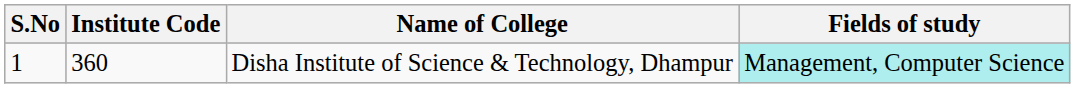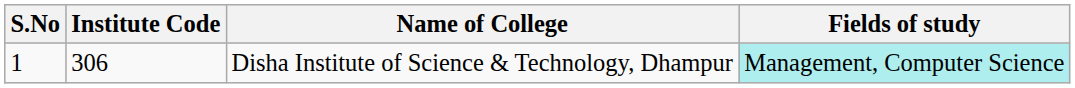(90, 62) 360 -> (90, 62) 306
